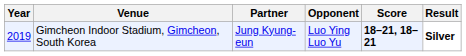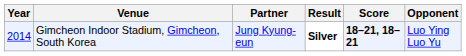columns swapped: (333, 13) <-> (442, 13)
(19, 36) 2019 -> (19, 36) 2014
